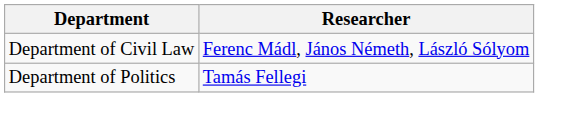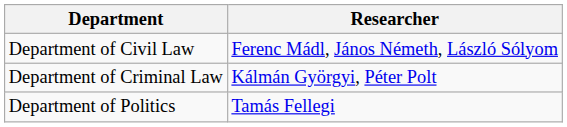+ row: (116, 77)
